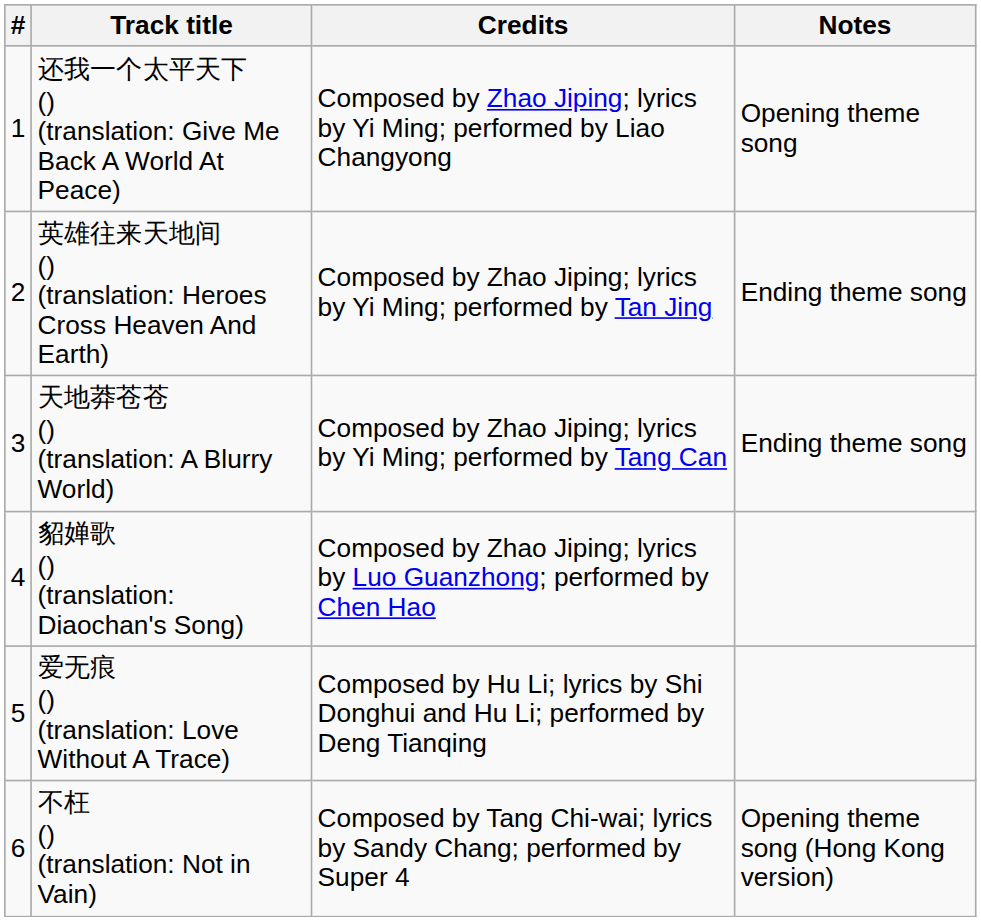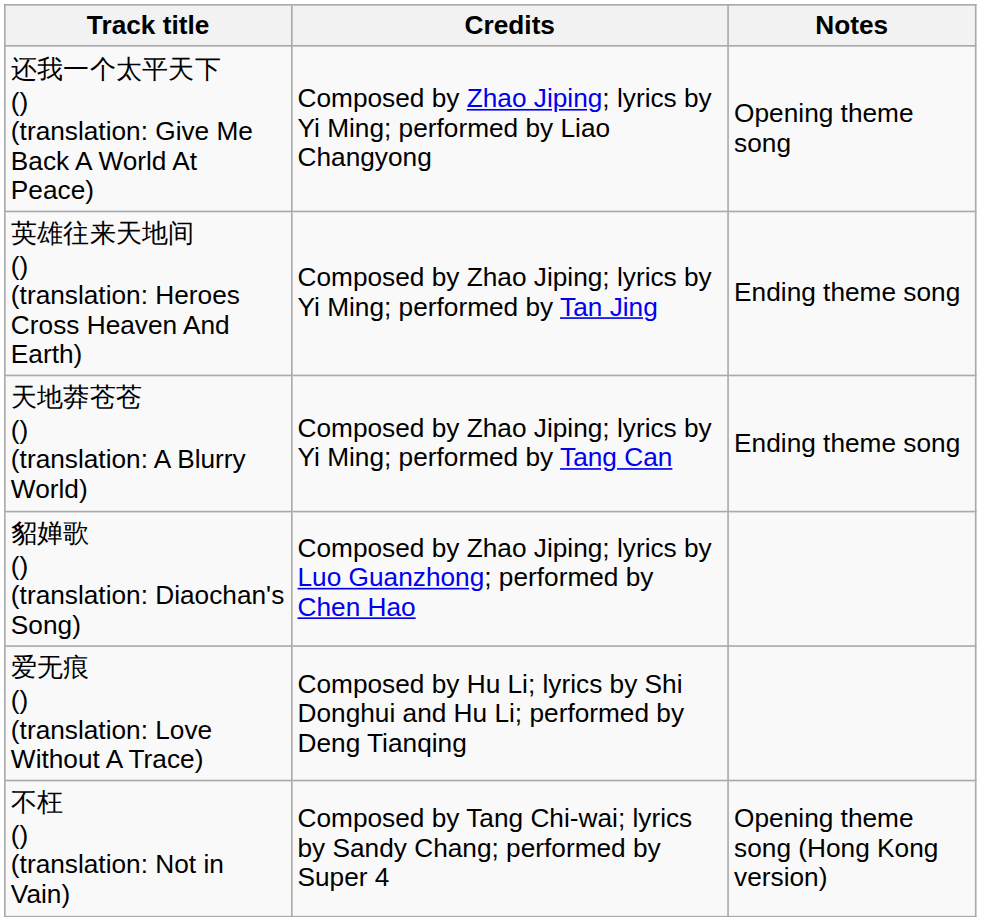- column: (18, 25)
